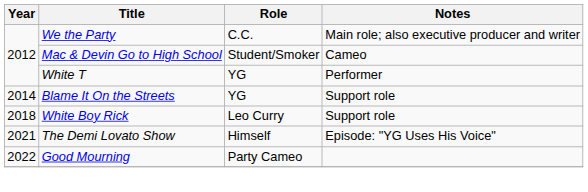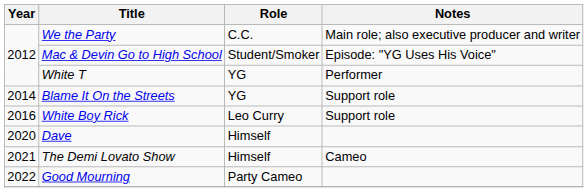(346, 55) Cameo -> (411, 55) Episode: "YG Uses His Voice"
(22, 116) 2018 -> (22, 116) 2016
+ row: (57, 136)
(411, 136) Episode: "YG Uses His Voice" -> (346, 156) Cameo
